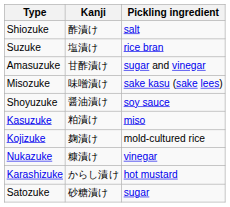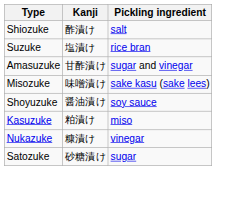- row: (26, 138)
- row: (35, 175)
